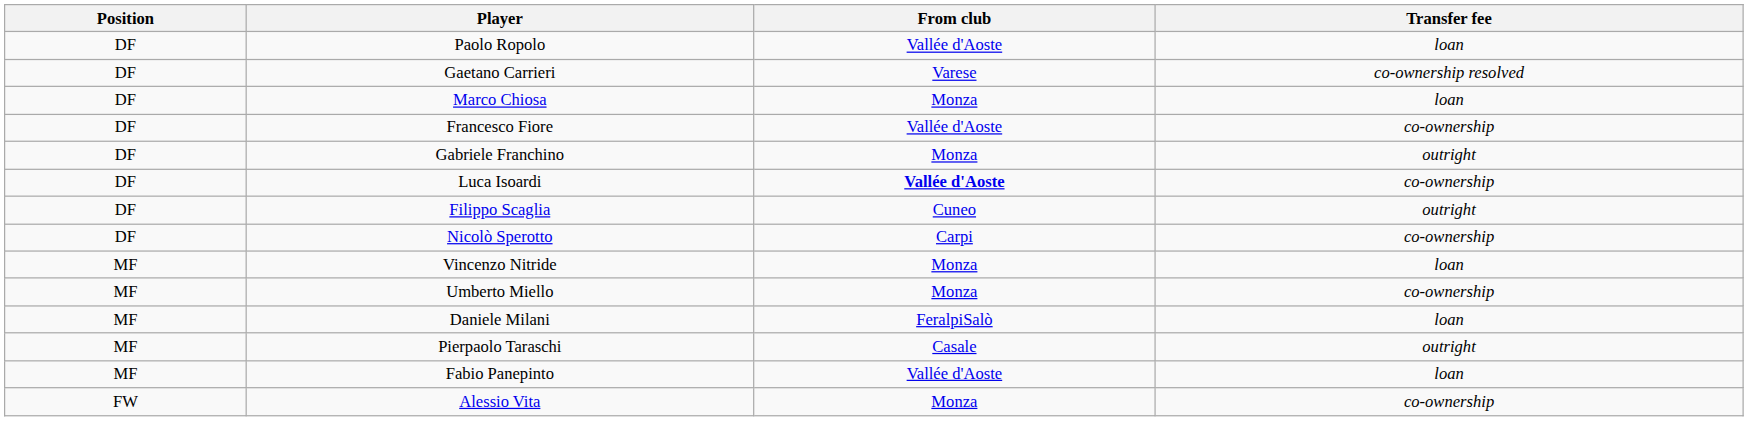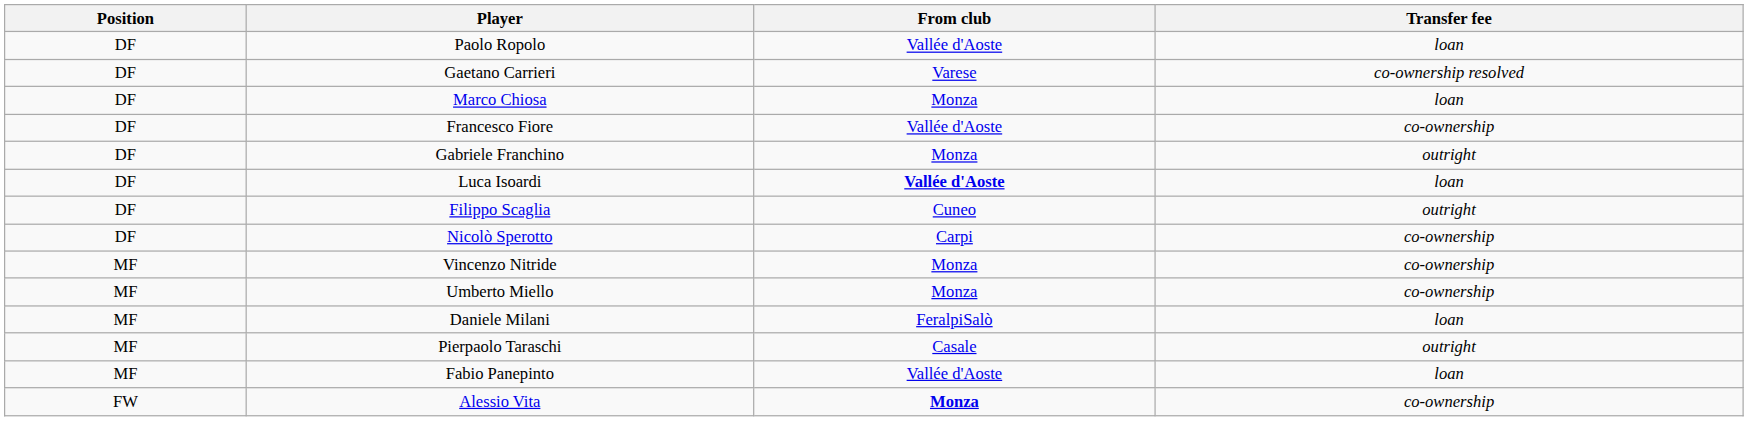(1449, 182) co-ownership -> (1449, 182) loan
(1449, 264) loan -> (1449, 264) co-ownership
(954, 401) normal -> (954, 401) bold
